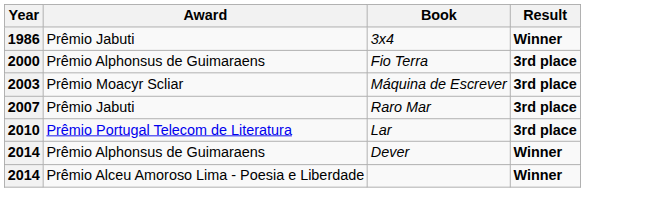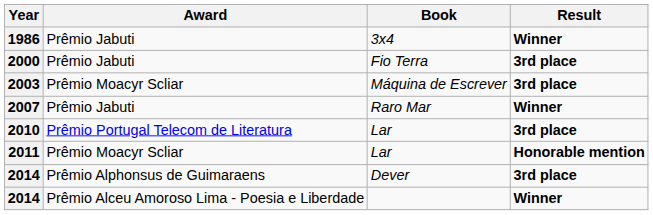(156, 61) Prêmio Alphonsus de Guimaraens -> (90, 61) Prêmio Jabuti
(545, 107) 3rd place -> (538, 107) Winner
+ row: (24, 152)
(538, 152) Winner -> (545, 175) 3rd place
